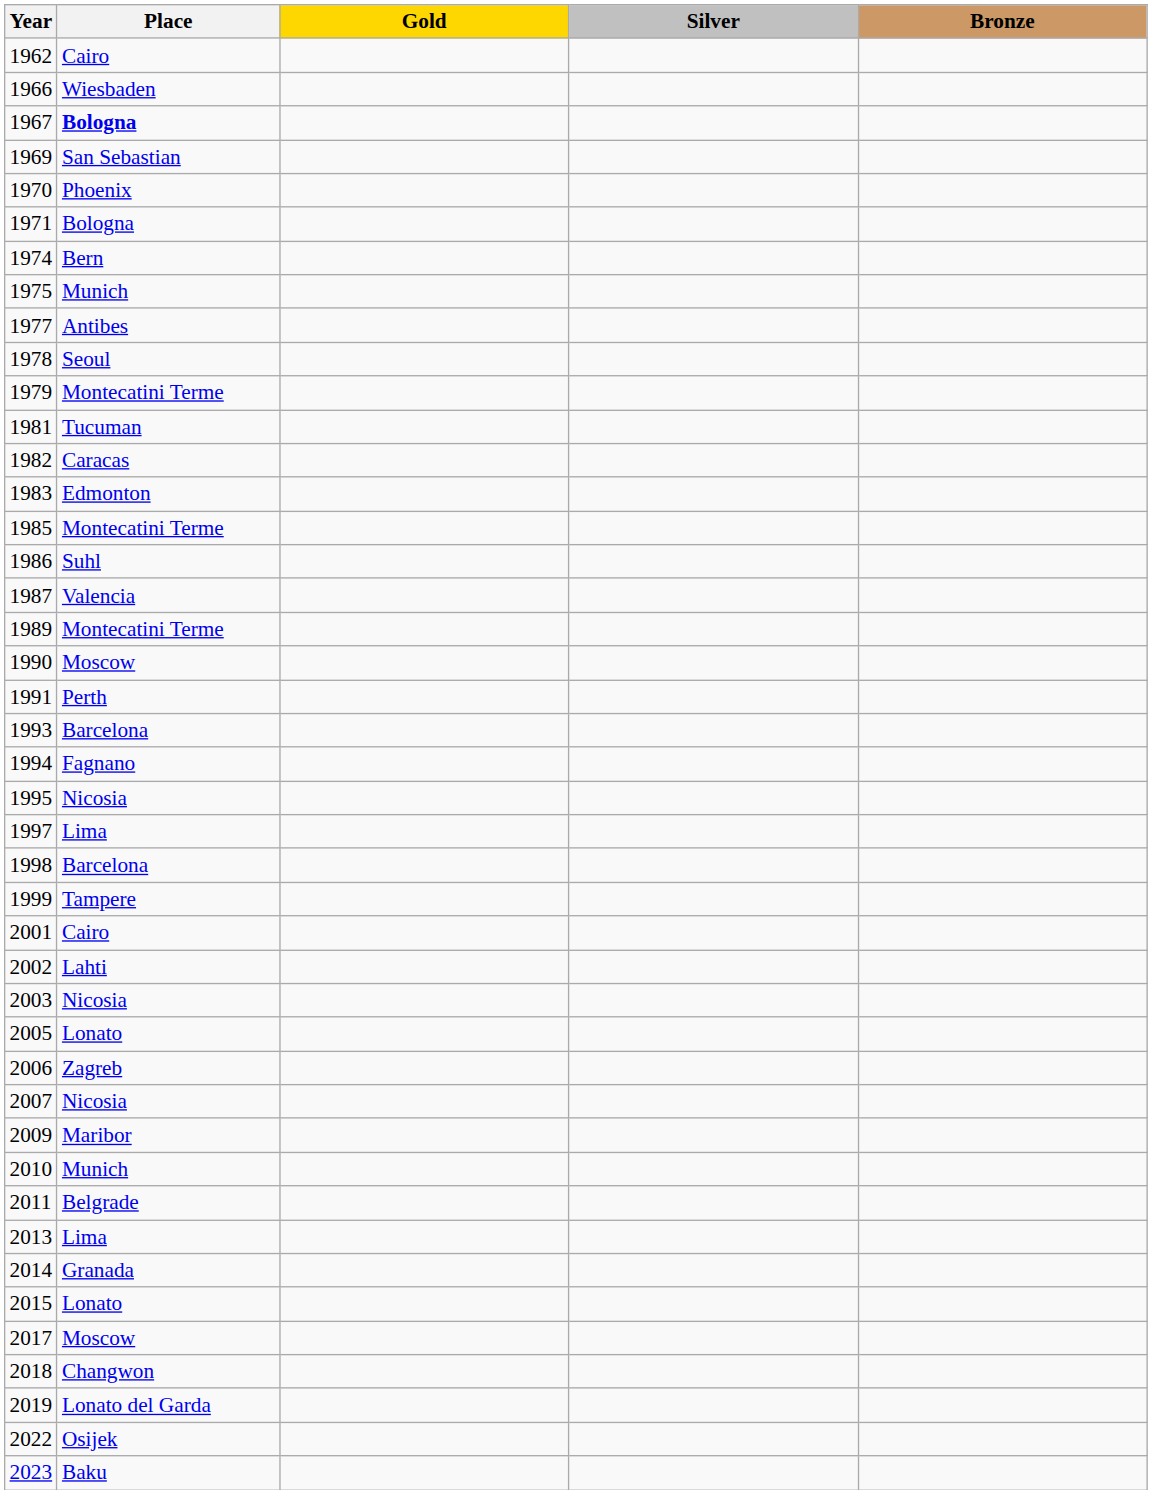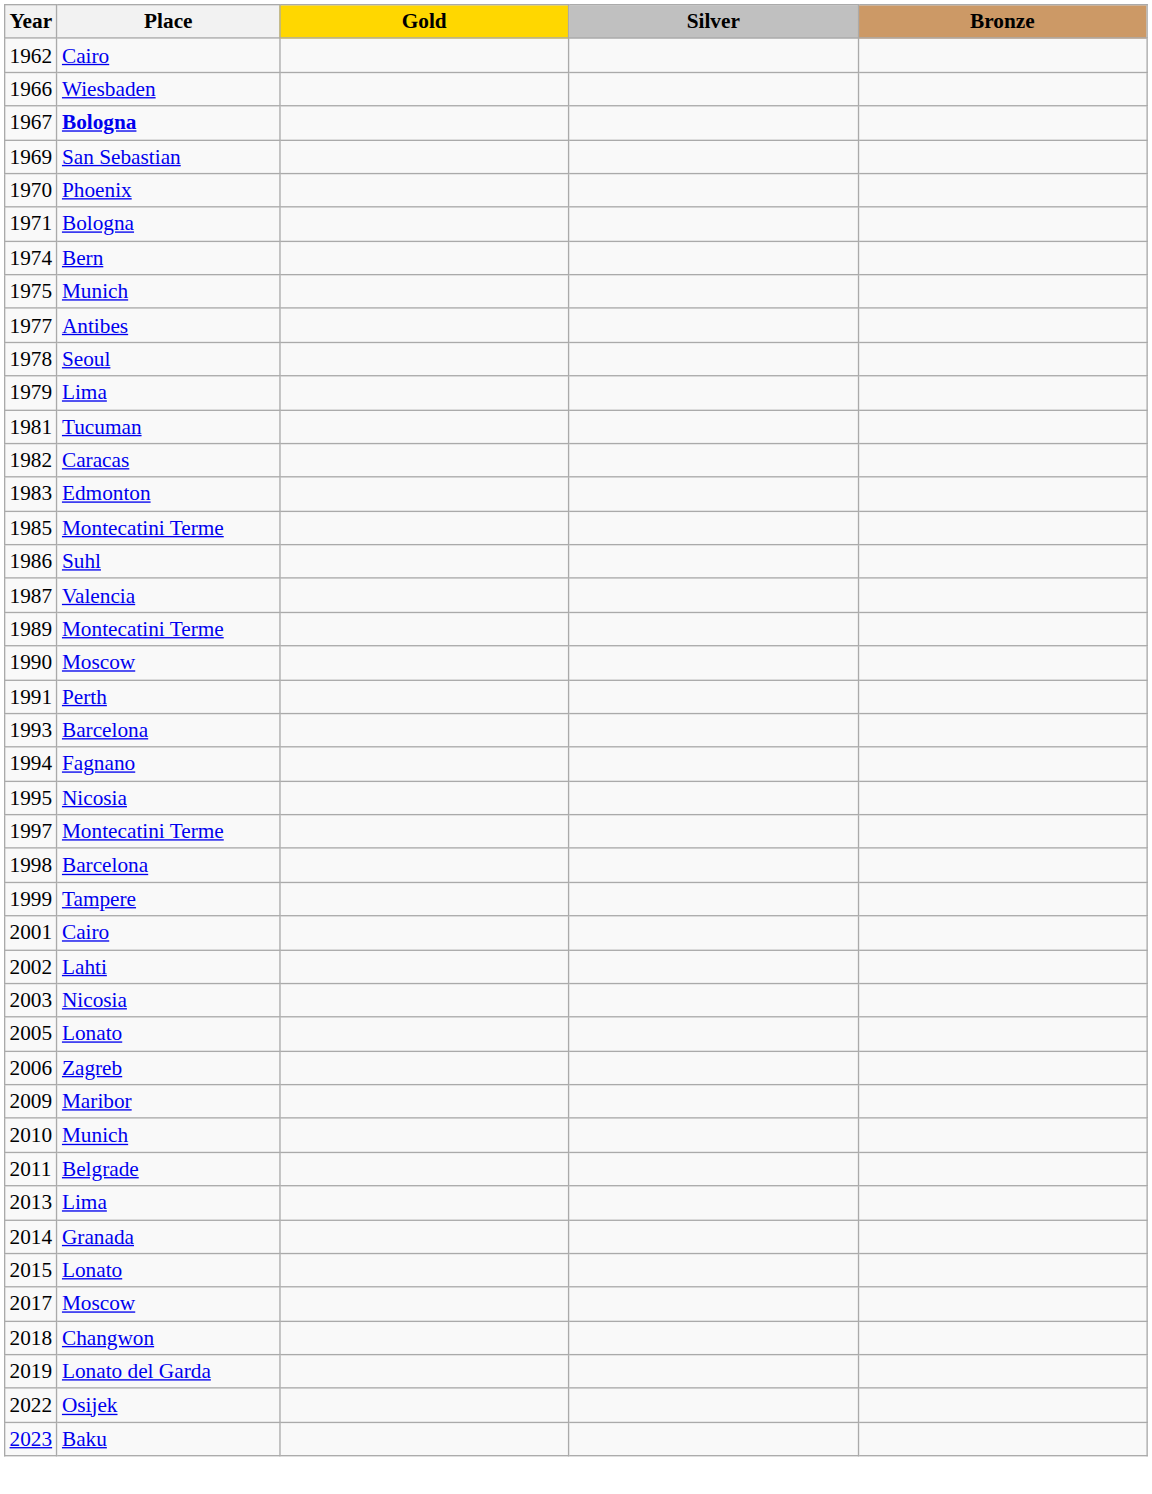(143, 392) Montecatini Terme -> (84, 392) Lima
(84, 831) Lima -> (143, 831) Montecatini Terme
- row: (31, 1101)
